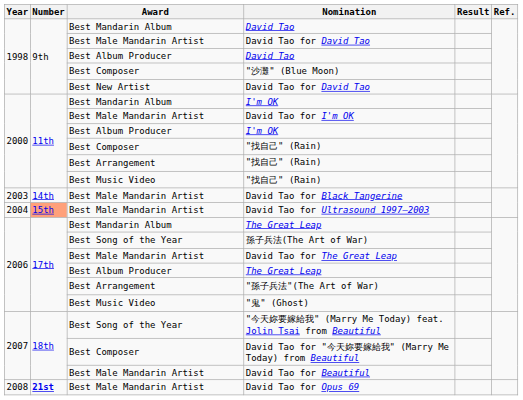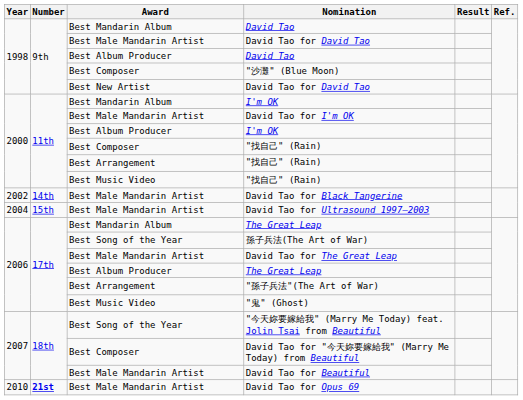(17, 195) 2003 -> (17, 195) 2002
(43, 210) lightsalmon background -> (43, 210) no background
(17, 387) 2008 -> (17, 387) 2010
